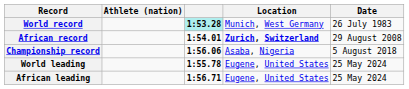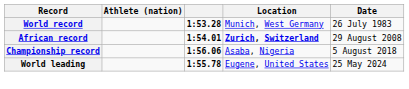(204, 24) paleturquoise background -> (204, 24) no background
- row: (53, 78)
